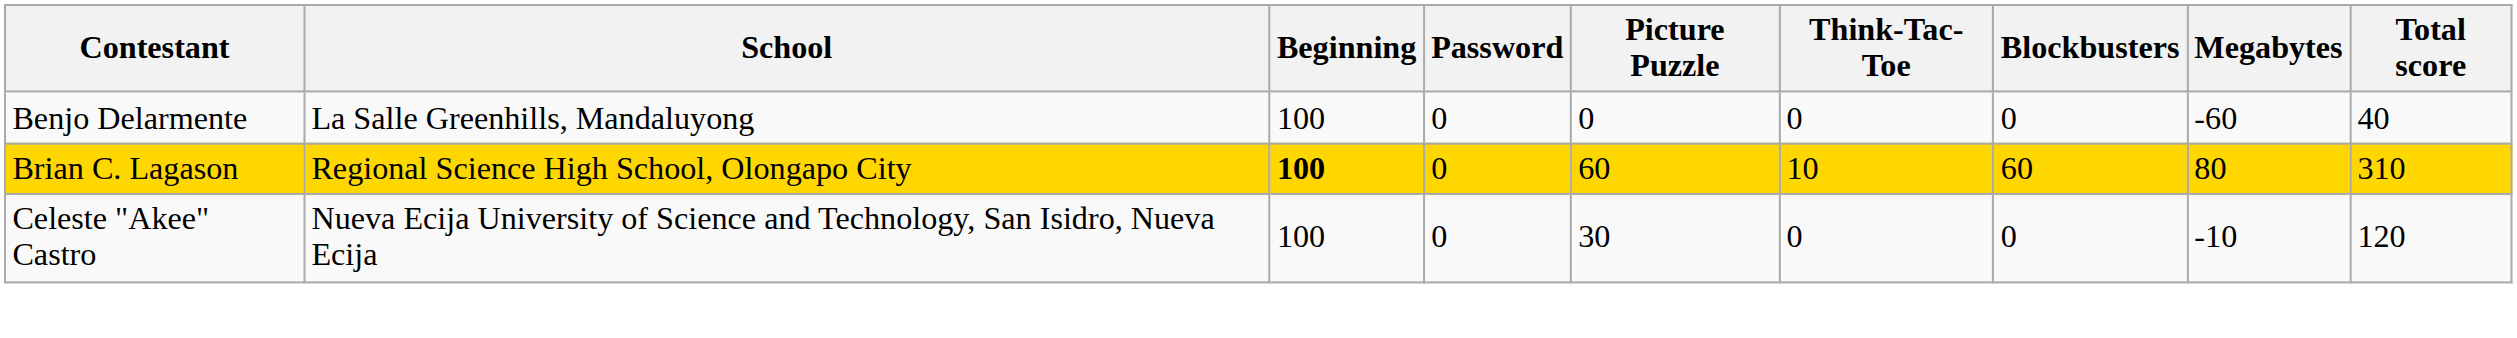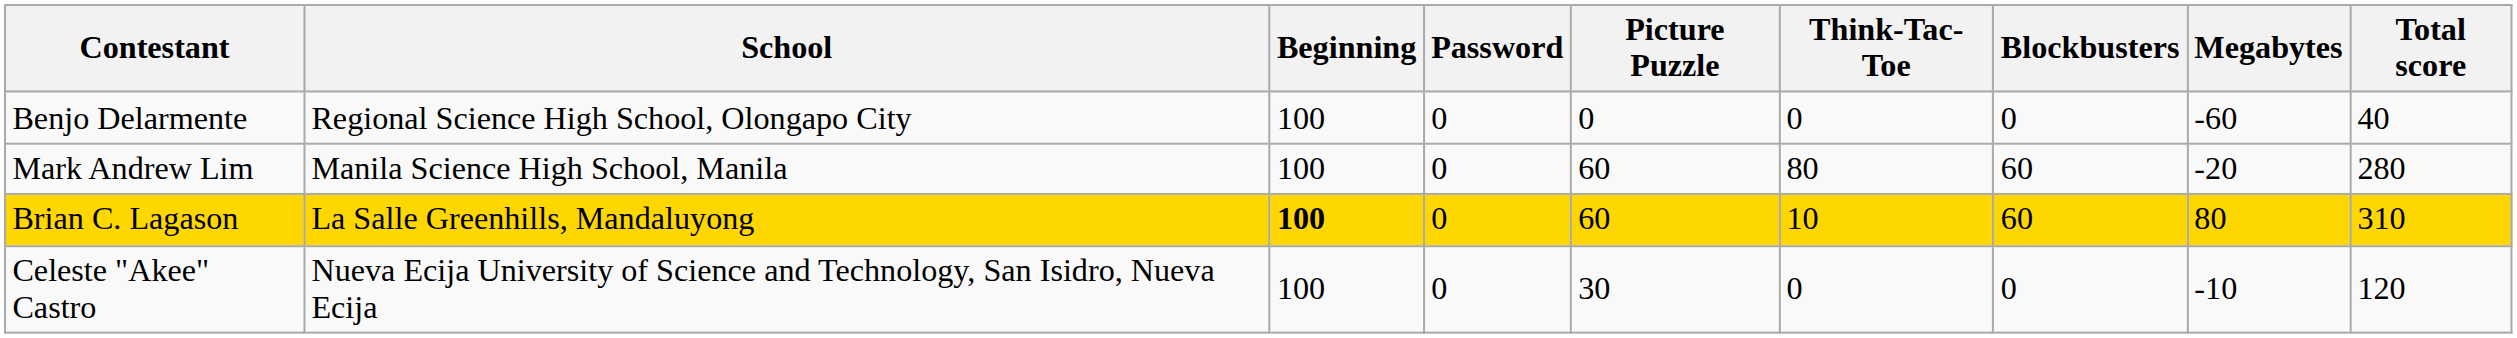(533, 117) La Salle Greenhills, Mandaluyong -> (612, 117) Regional Science High School, Olongapo City
+ row: (133, 168)
(612, 168) Regional Science High School, Olongapo City -> (533, 219) La Salle Greenhills, Mandaluyong
